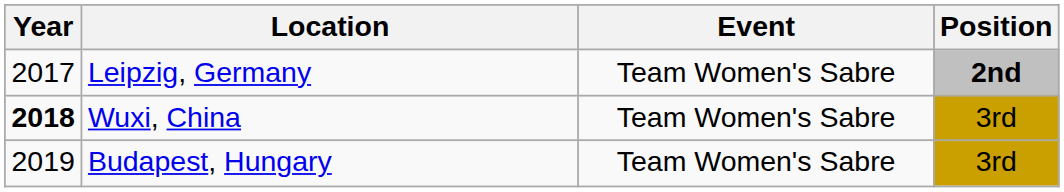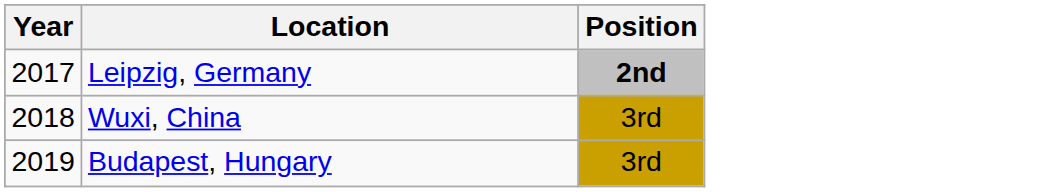- column: (756, 27)
(43, 117) bold -> (43, 117) normal
